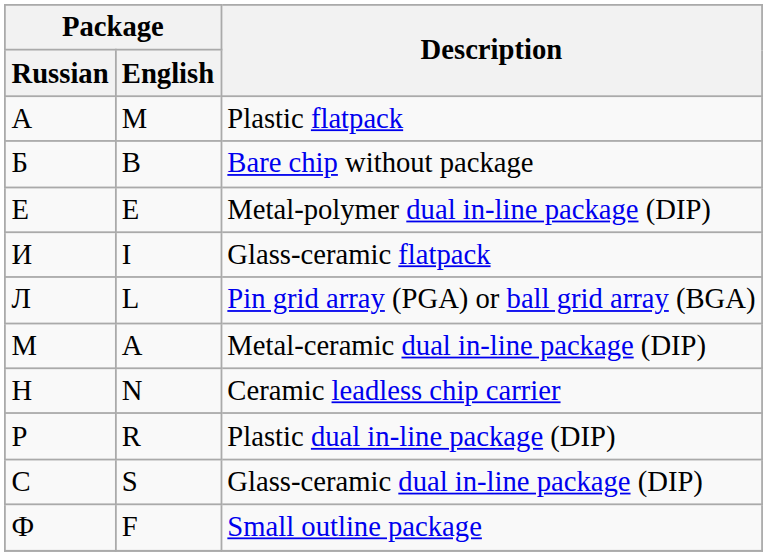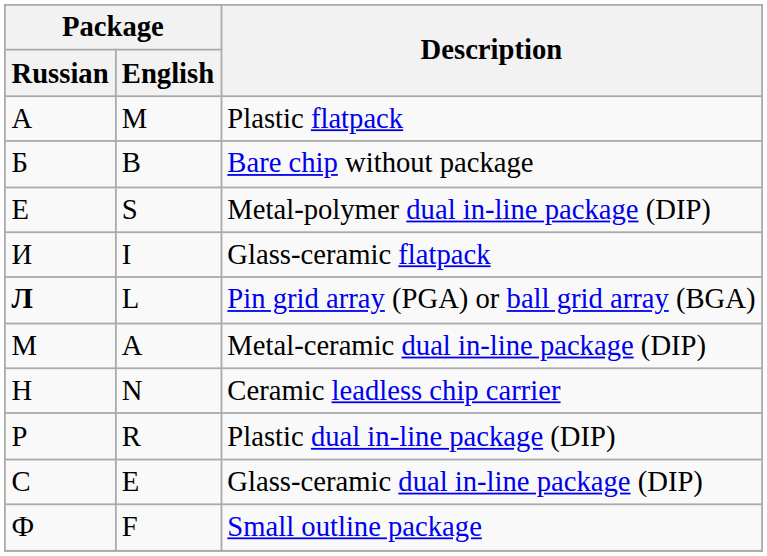(131, 208) E -> (130, 208) S
(21, 299) normal -> (22, 299) bold
(130, 481) S -> (131, 481) E
